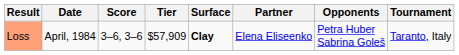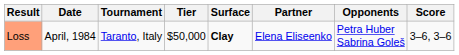columns swapped: (421, 13) <-> (122, 13)
(167, 36) $57,909 -> (186, 36) $50,000
